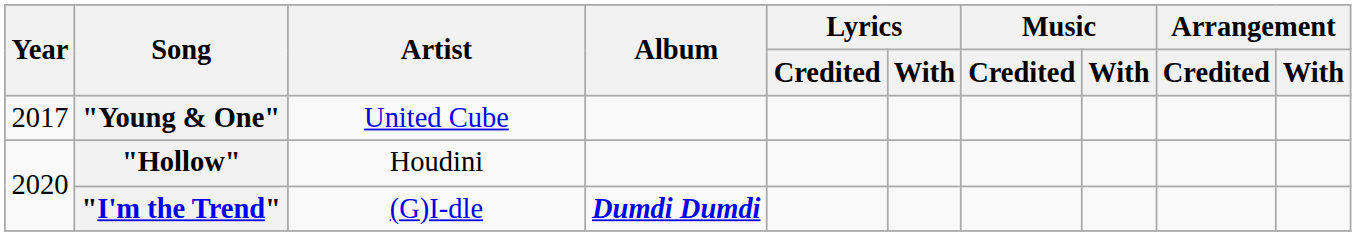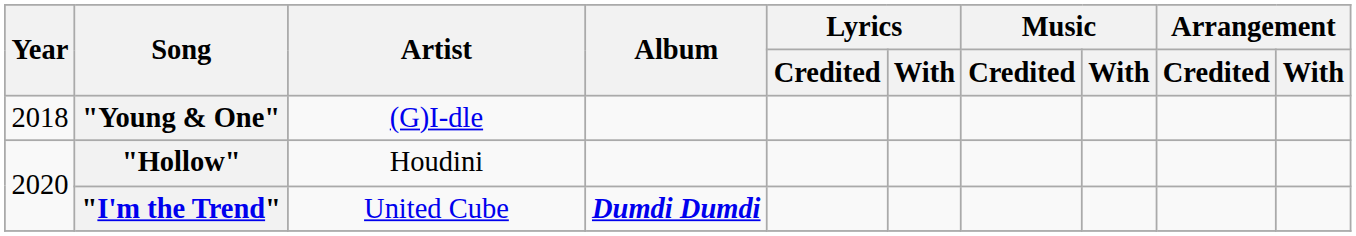(40, 117) 2017 -> (40, 117) 2018
(436, 117) United Cube -> (436, 117) (G)I-dle
(436, 207) (G)I-dle -> (436, 207) United Cube
